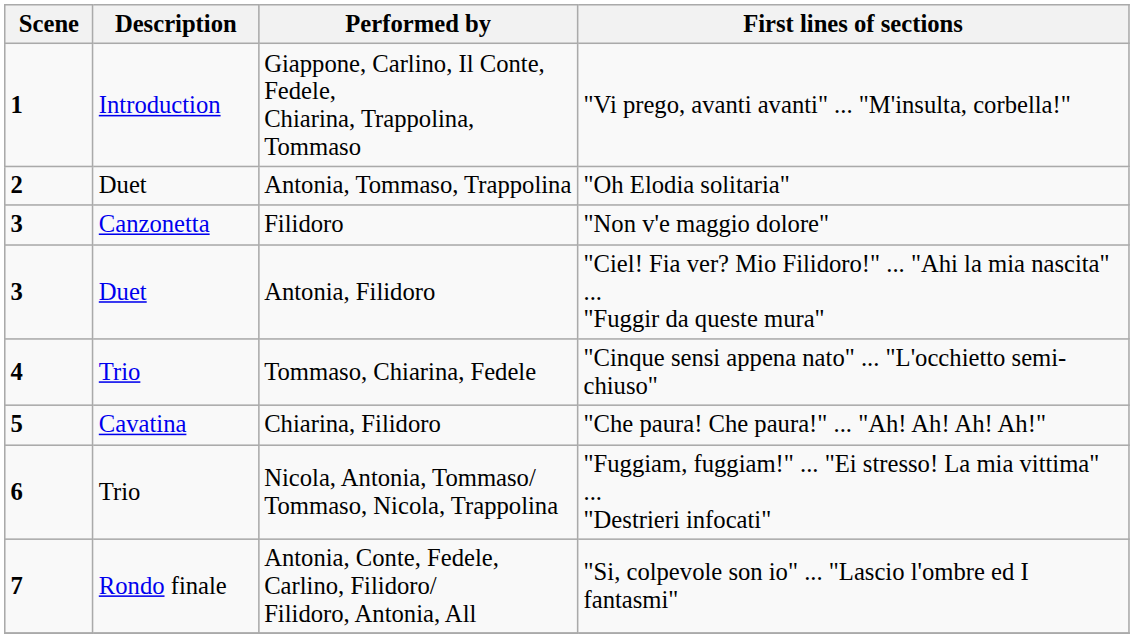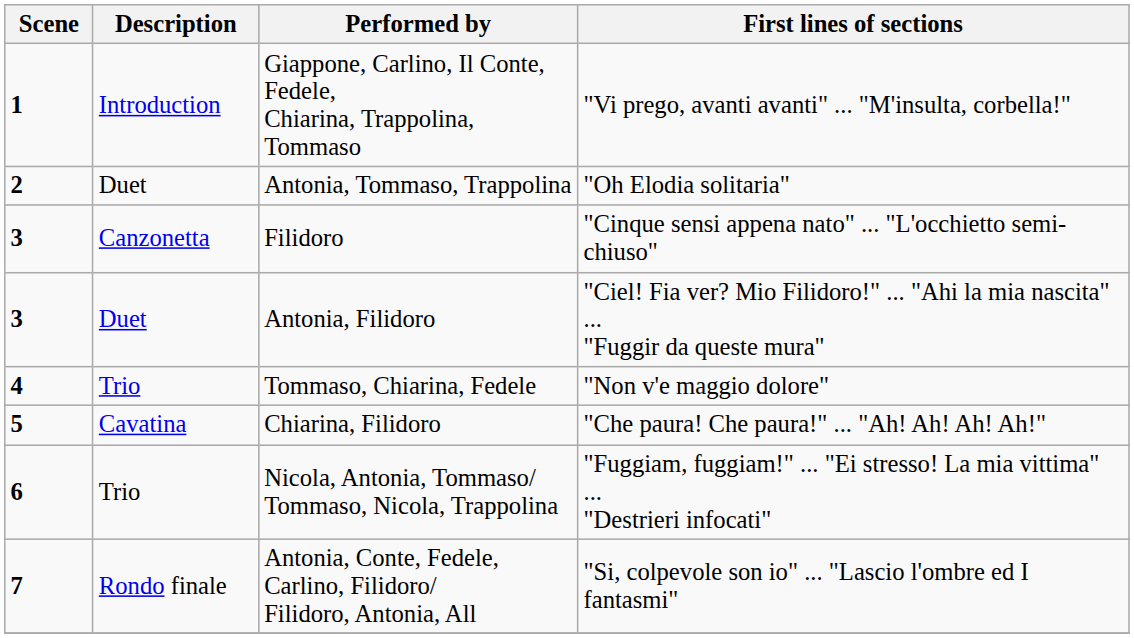(706, 224) "Non v'e maggio dolore" -> (825, 238) "Cinque sensi appena nato" ... "L'occhietto semi-chiuso"
(825, 371) "Cinque sensi appena nato" ... "L'occhietto semi-chiuso" -> (706, 385) "Non v'e maggio dolore"
